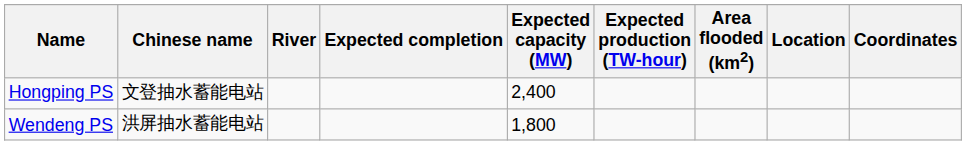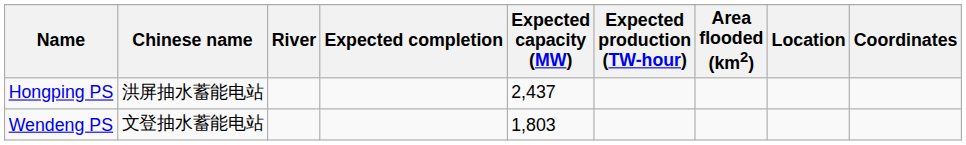(193, 92) 文登抽水蓄能电站 -> (193, 92) 洪屏抽水蓄能电站
(533, 93) 2,400 -> (533, 93) 2,437
(193, 124) 洪屏抽水蓄能电站 -> (193, 124) 文登抽水蓄能电站
(533, 124) 1,800 -> (533, 124) 1,803
